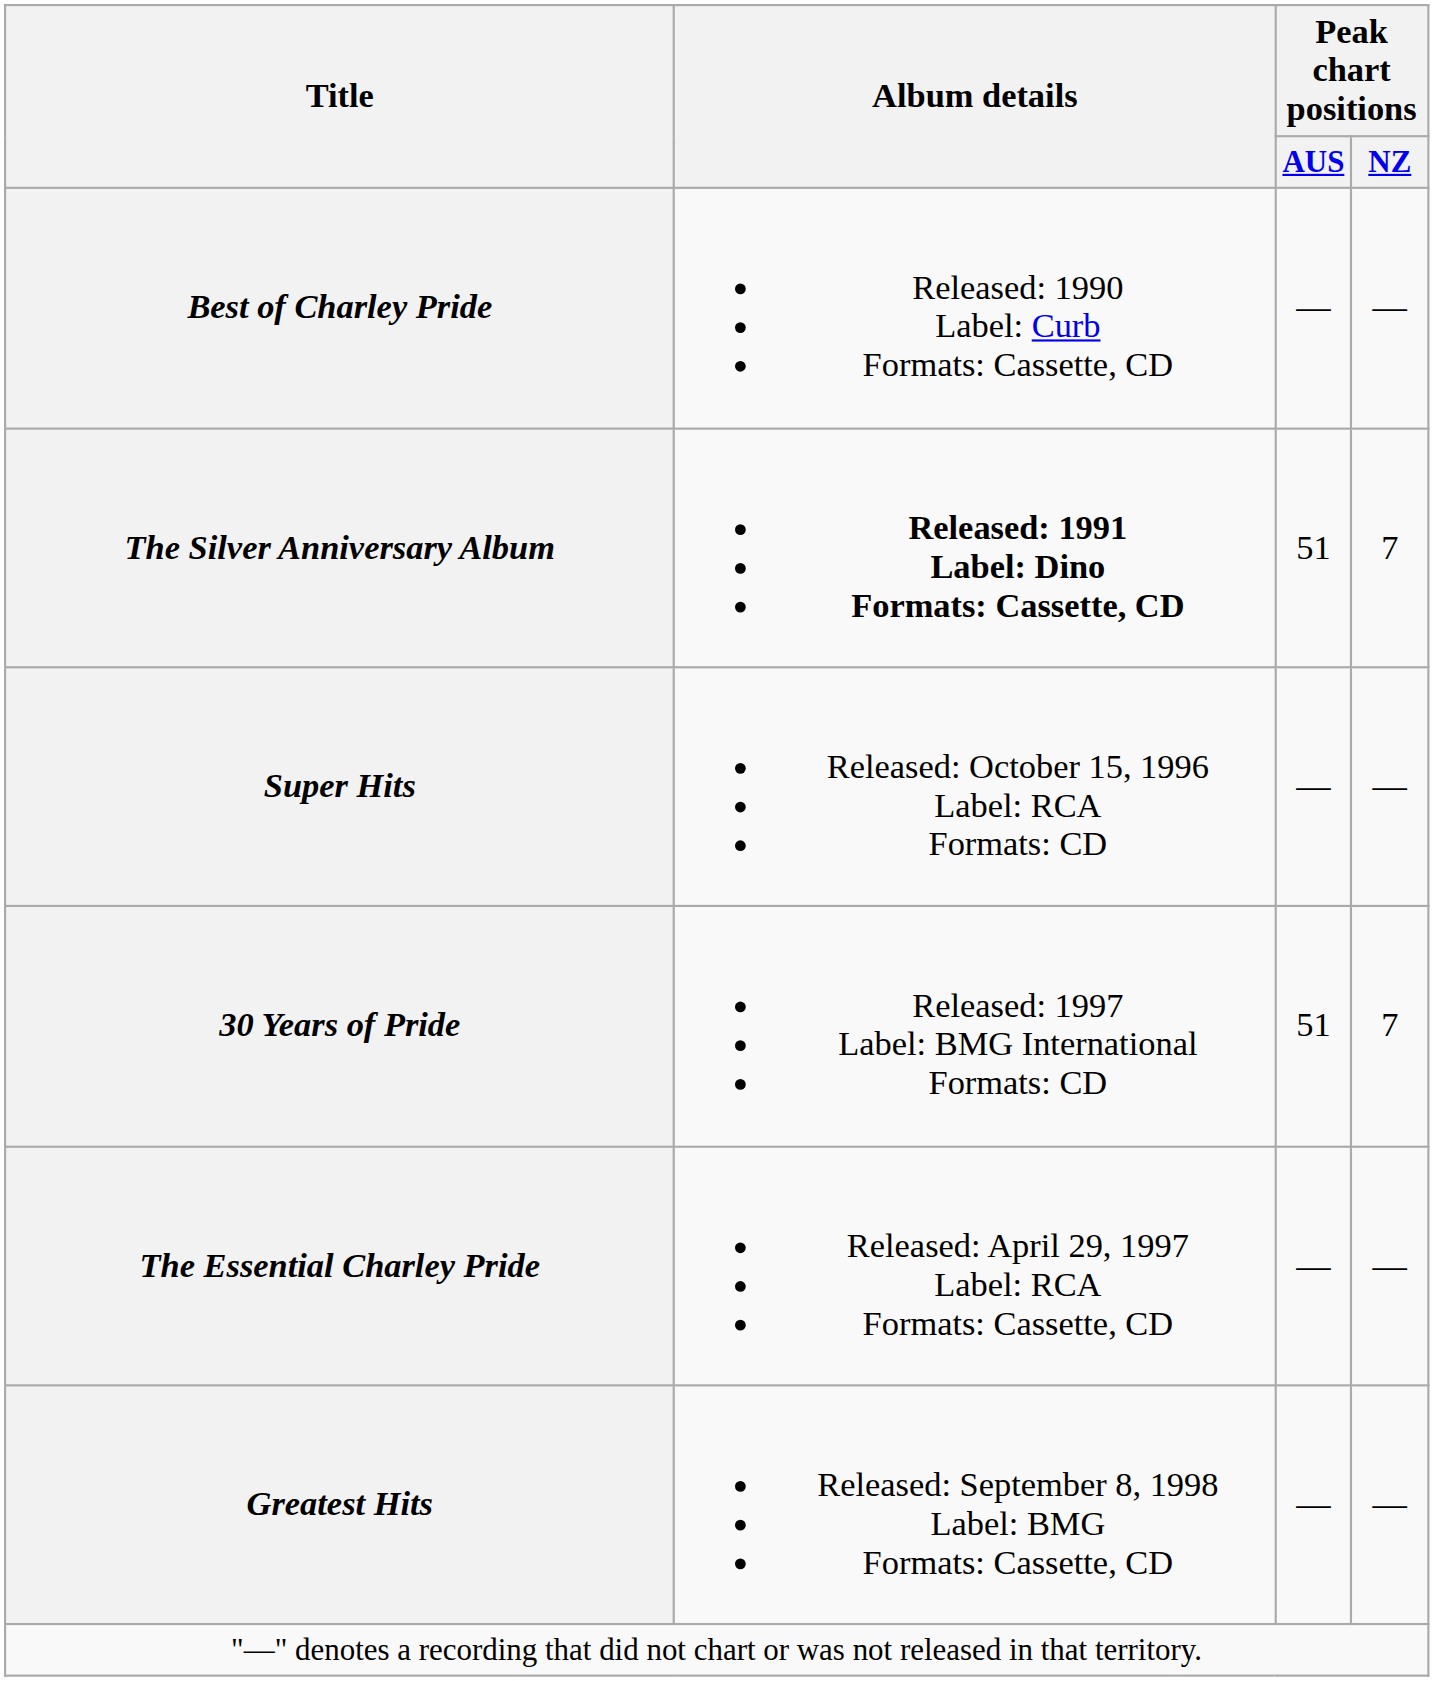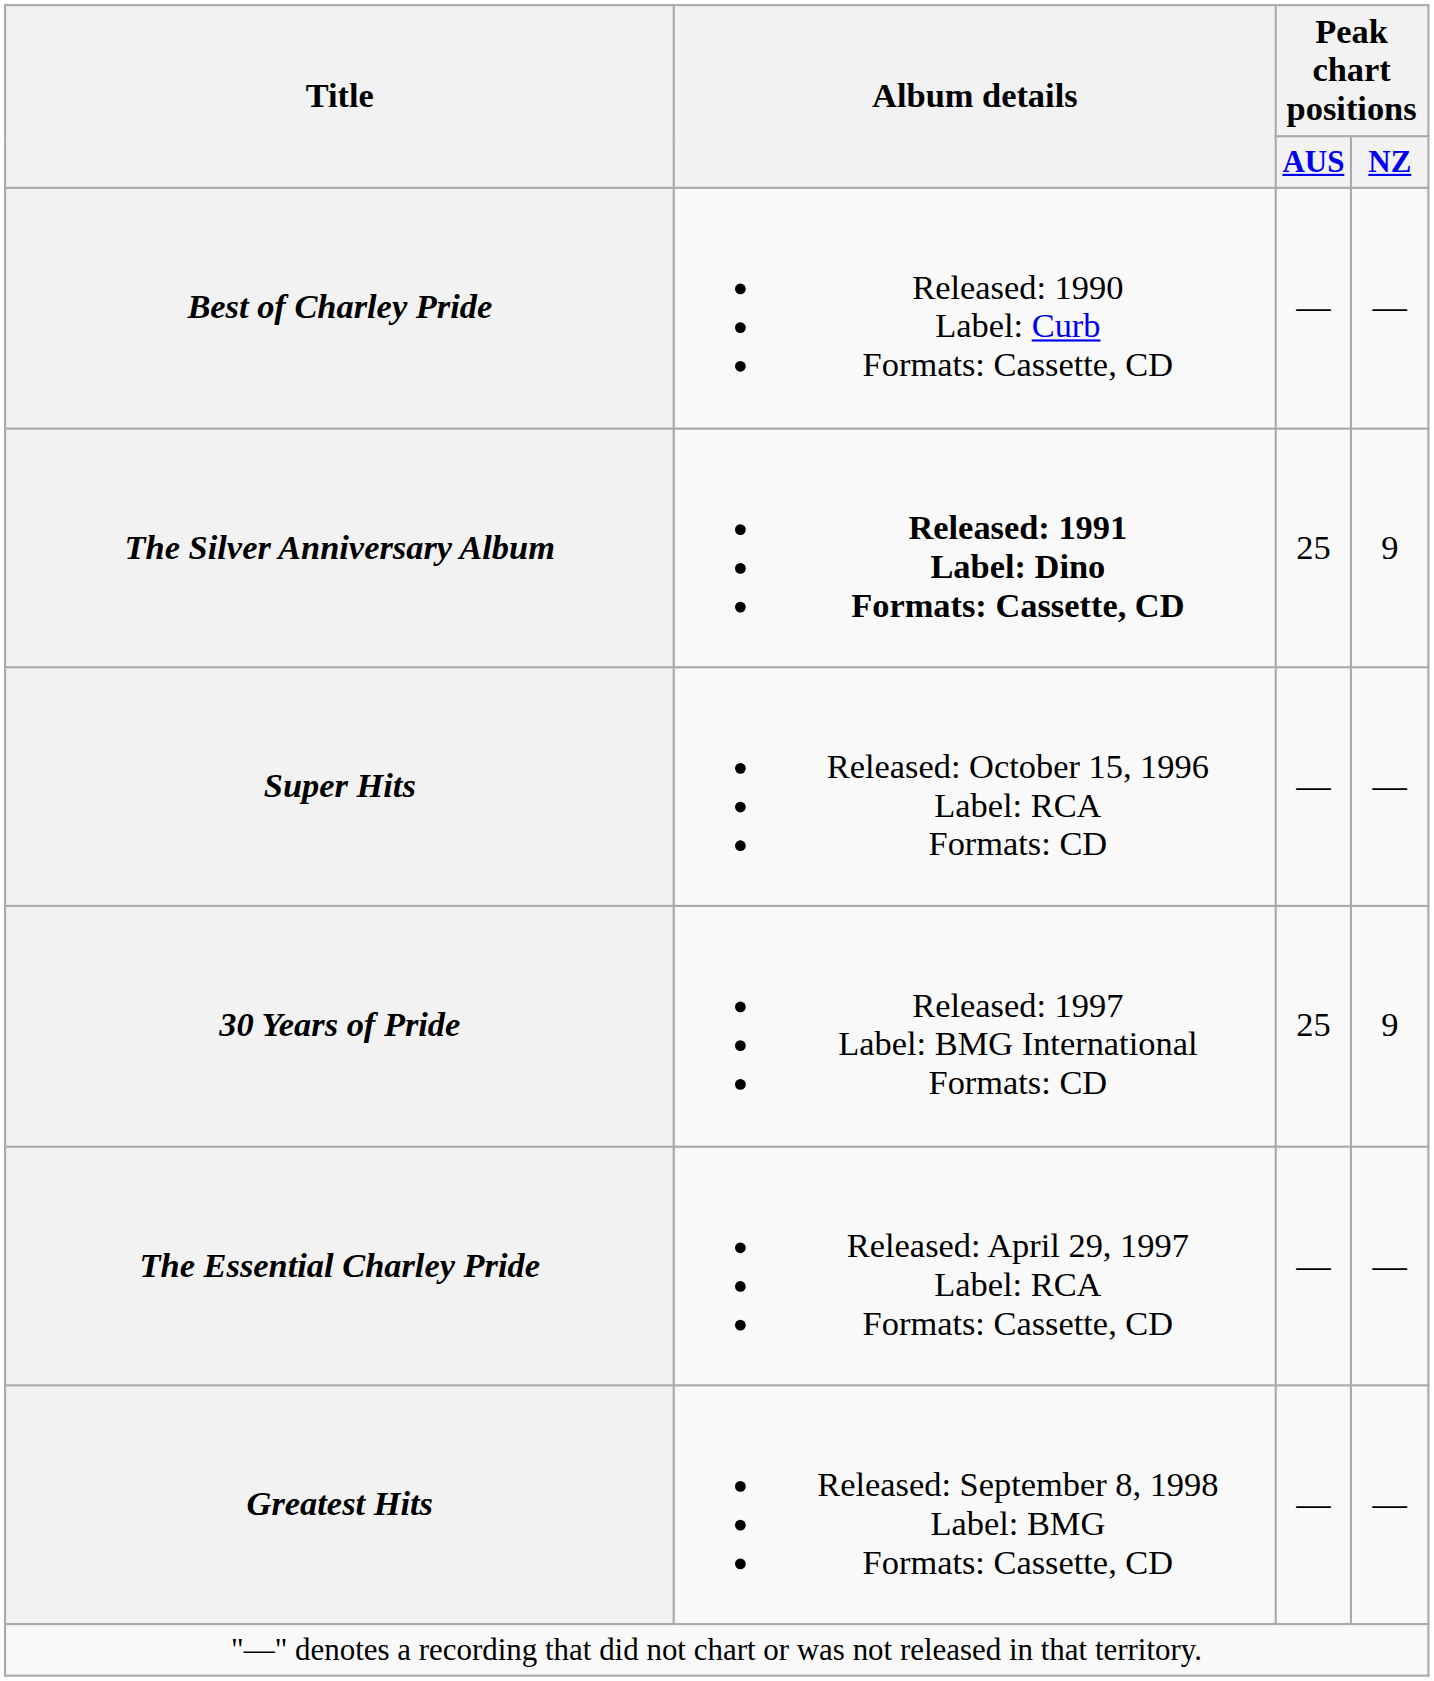(1313, 546) 51 -> (1313, 546) 25
(1390, 546) 7 -> (1390, 546) 9
(1313, 1025) 51 -> (1313, 1025) 25
(1390, 1025) 7 -> (1390, 1025) 9
